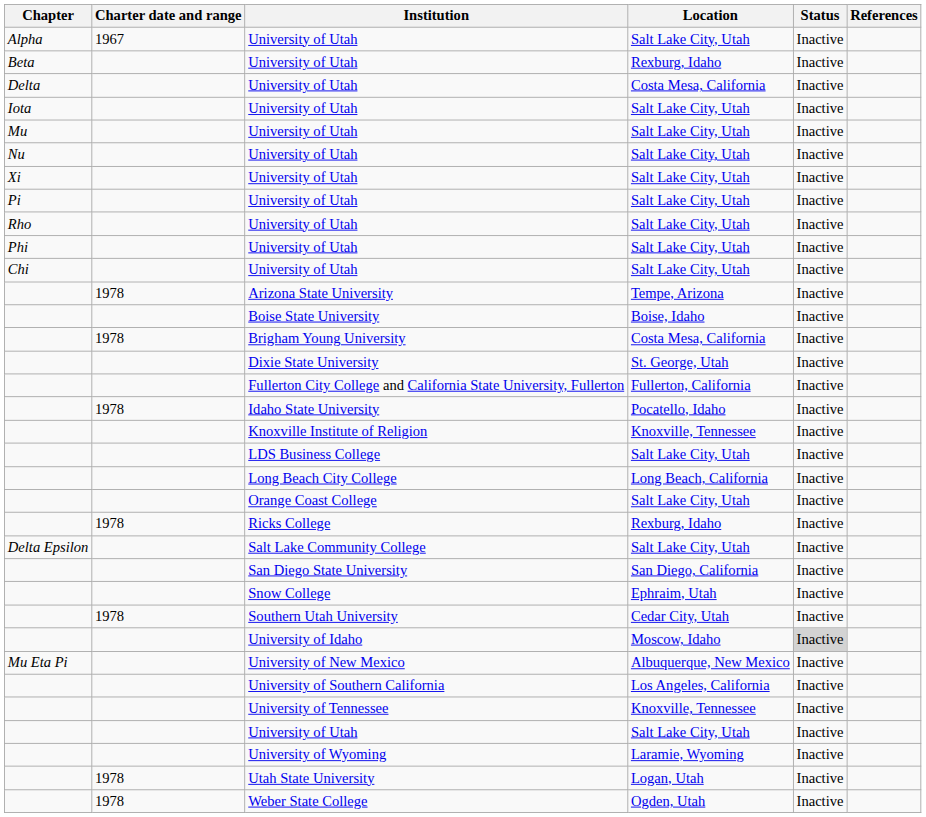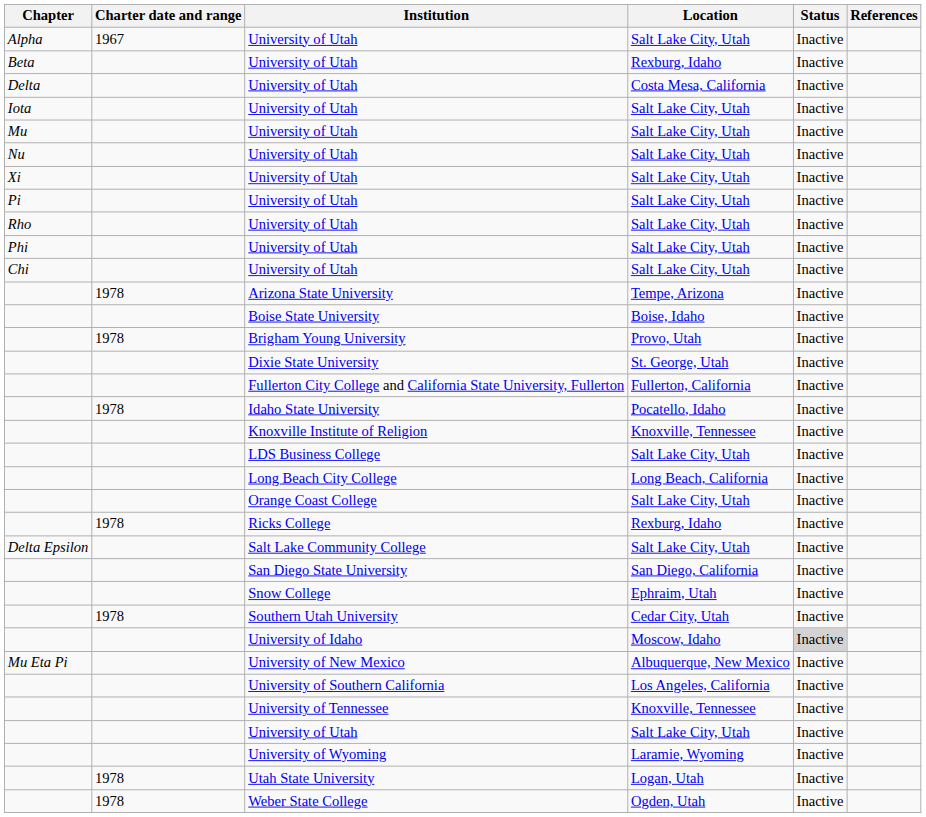(698, 339) Costa Mesa, California -> (666, 339) Provo, Utah
